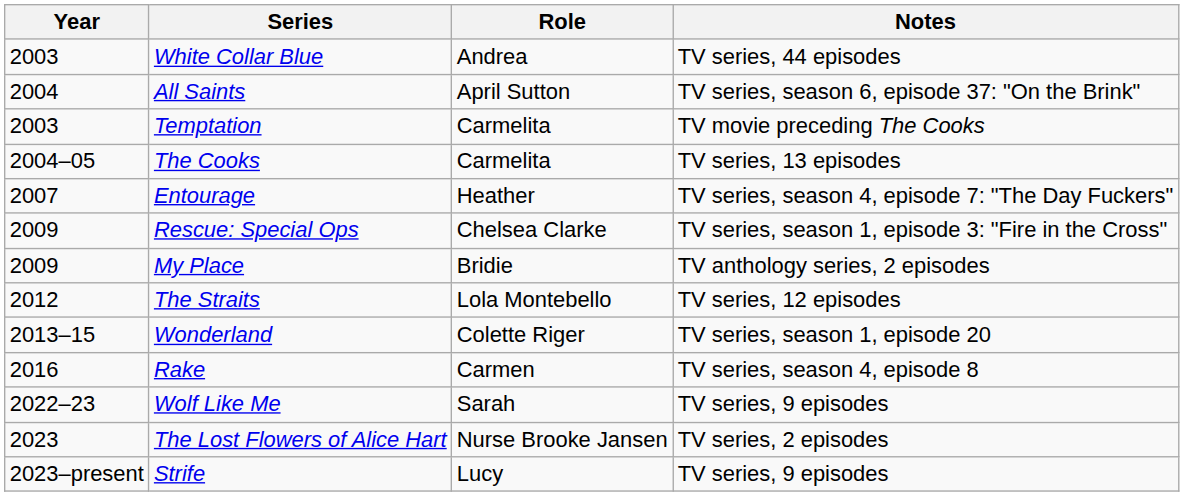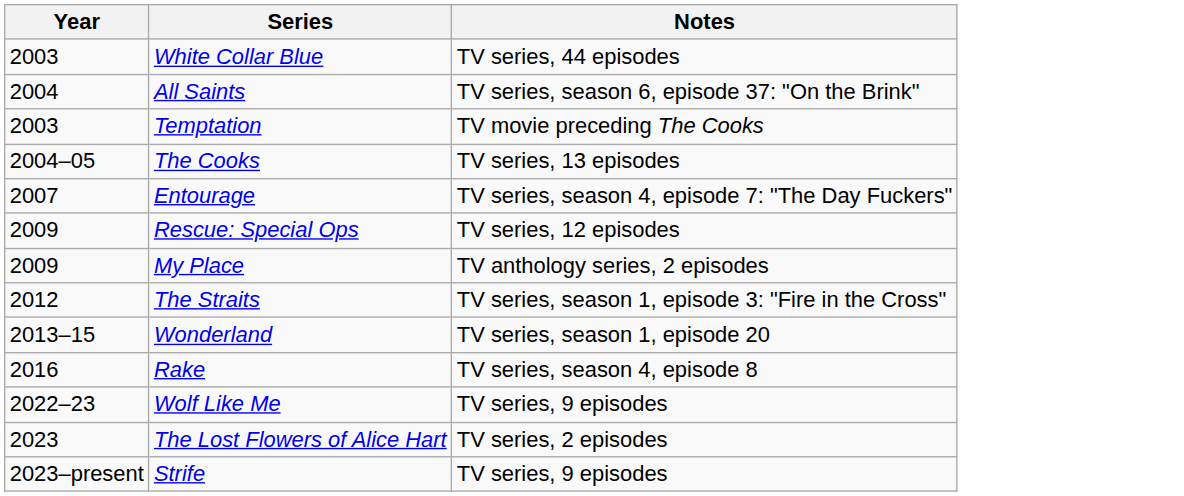- column: (562, 21)
(922, 230) TV series, season 1, episode 3: "Fire in the Cross" -> (568, 230) TV series, 12 episodes
(789, 299) TV series, 12 episodes -> (702, 299) TV series, season 1, episode 3: "Fire in the Cross"
